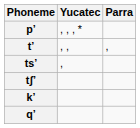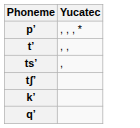- column: (119, 13)
